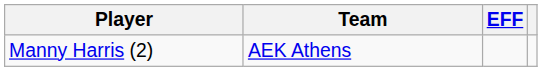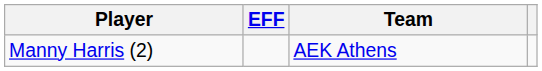columns swapped: (363, 19) <-> (505, 19)
